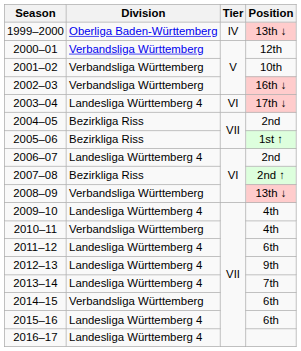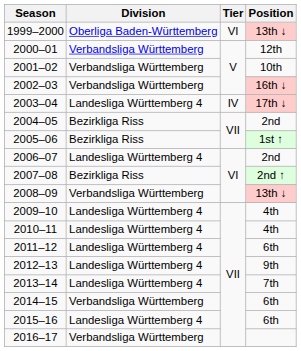(233, 31) IV -> (233, 31) VI
(233, 103) VI -> (233, 103) IV
(136, 229) Verbandsliga Württemberg -> (136, 229) Landesliga Württemberg 4
(136, 337) Landesliga Württemberg 4 -> (136, 337) Verbandsliga Württemberg
